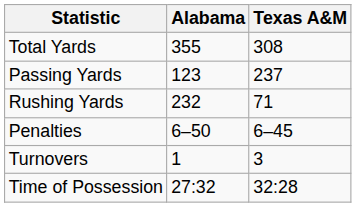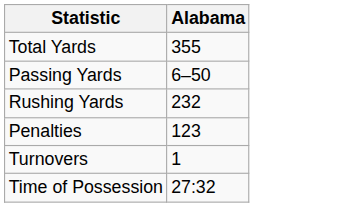- column: (300, 18)
(186, 74) 123 -> (191, 74) 6–50
(191, 131) 6–50 -> (186, 131) 123
